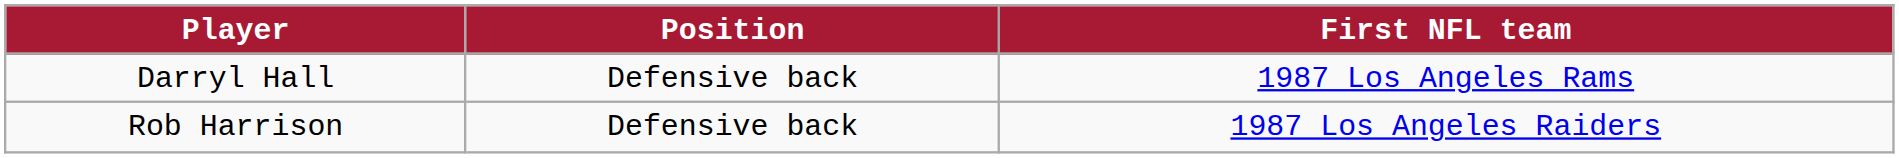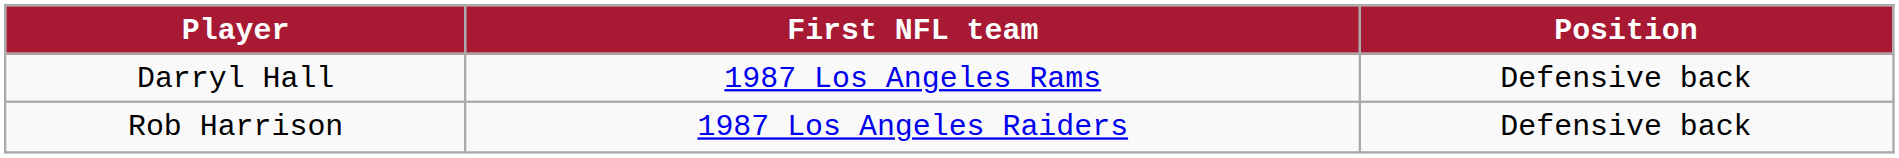columns swapped: (733, 30) <-> (1446, 30)
